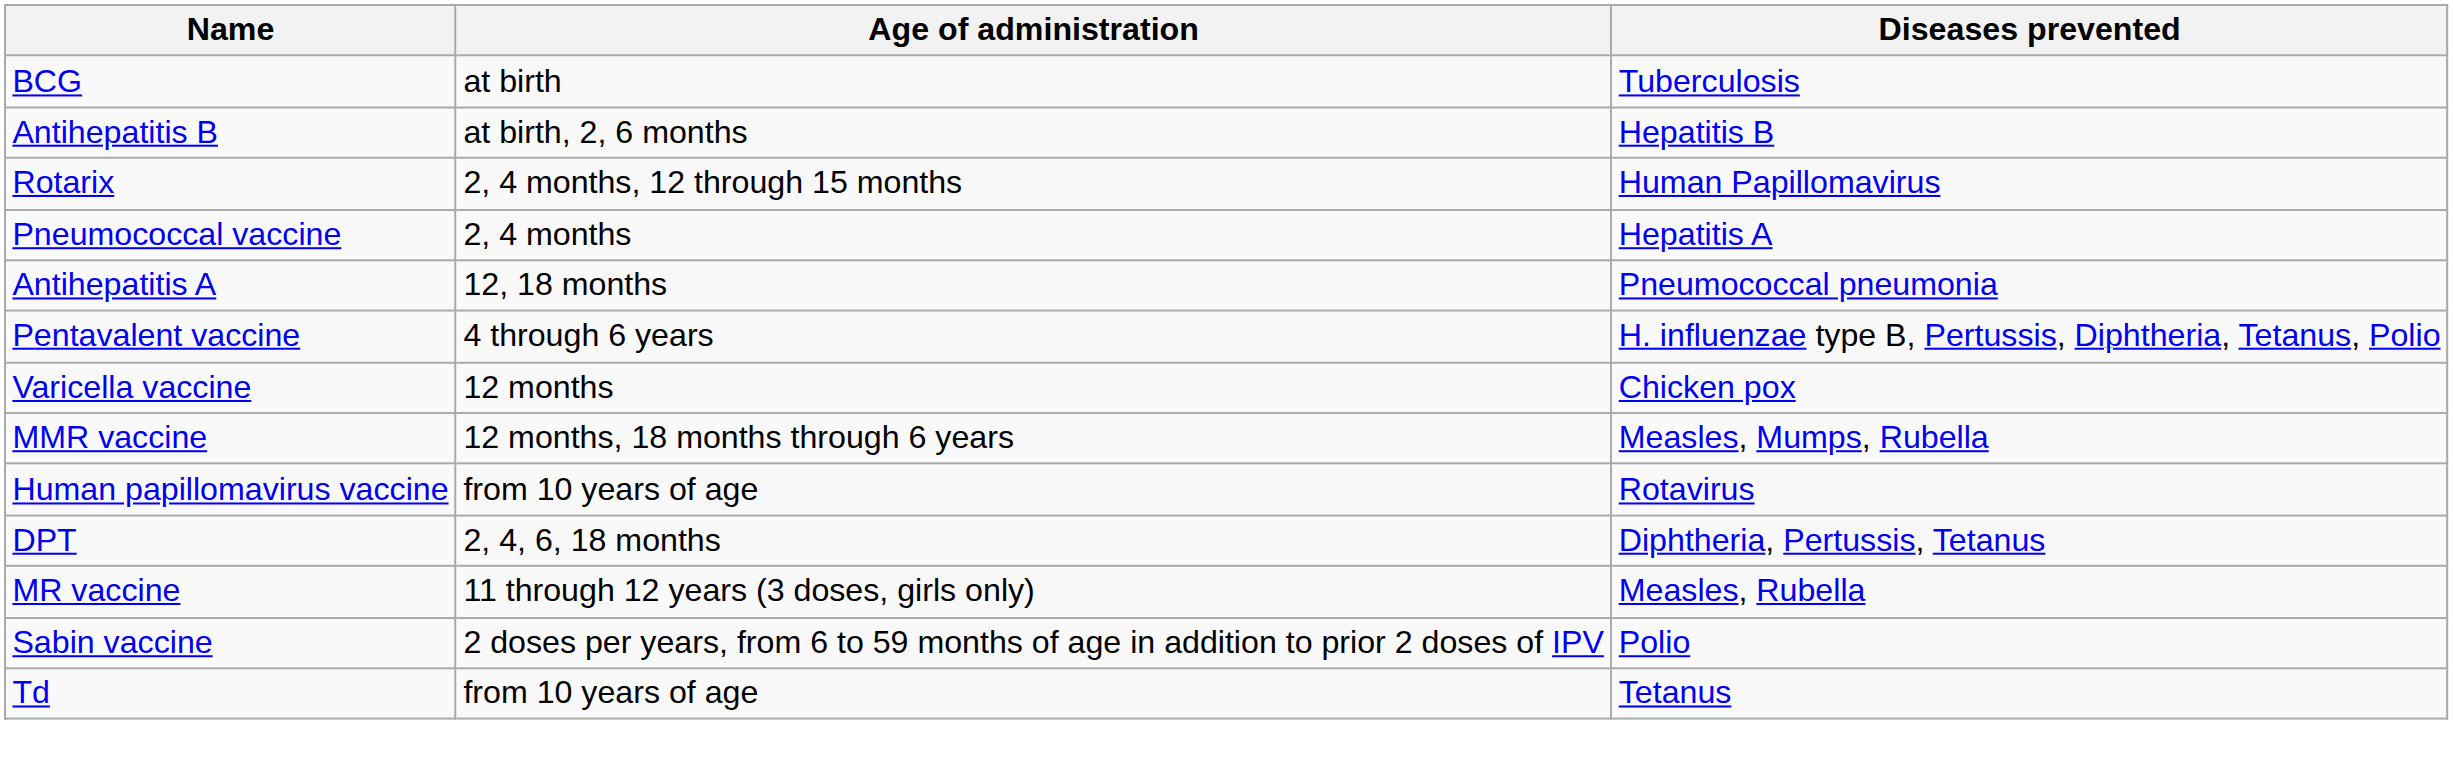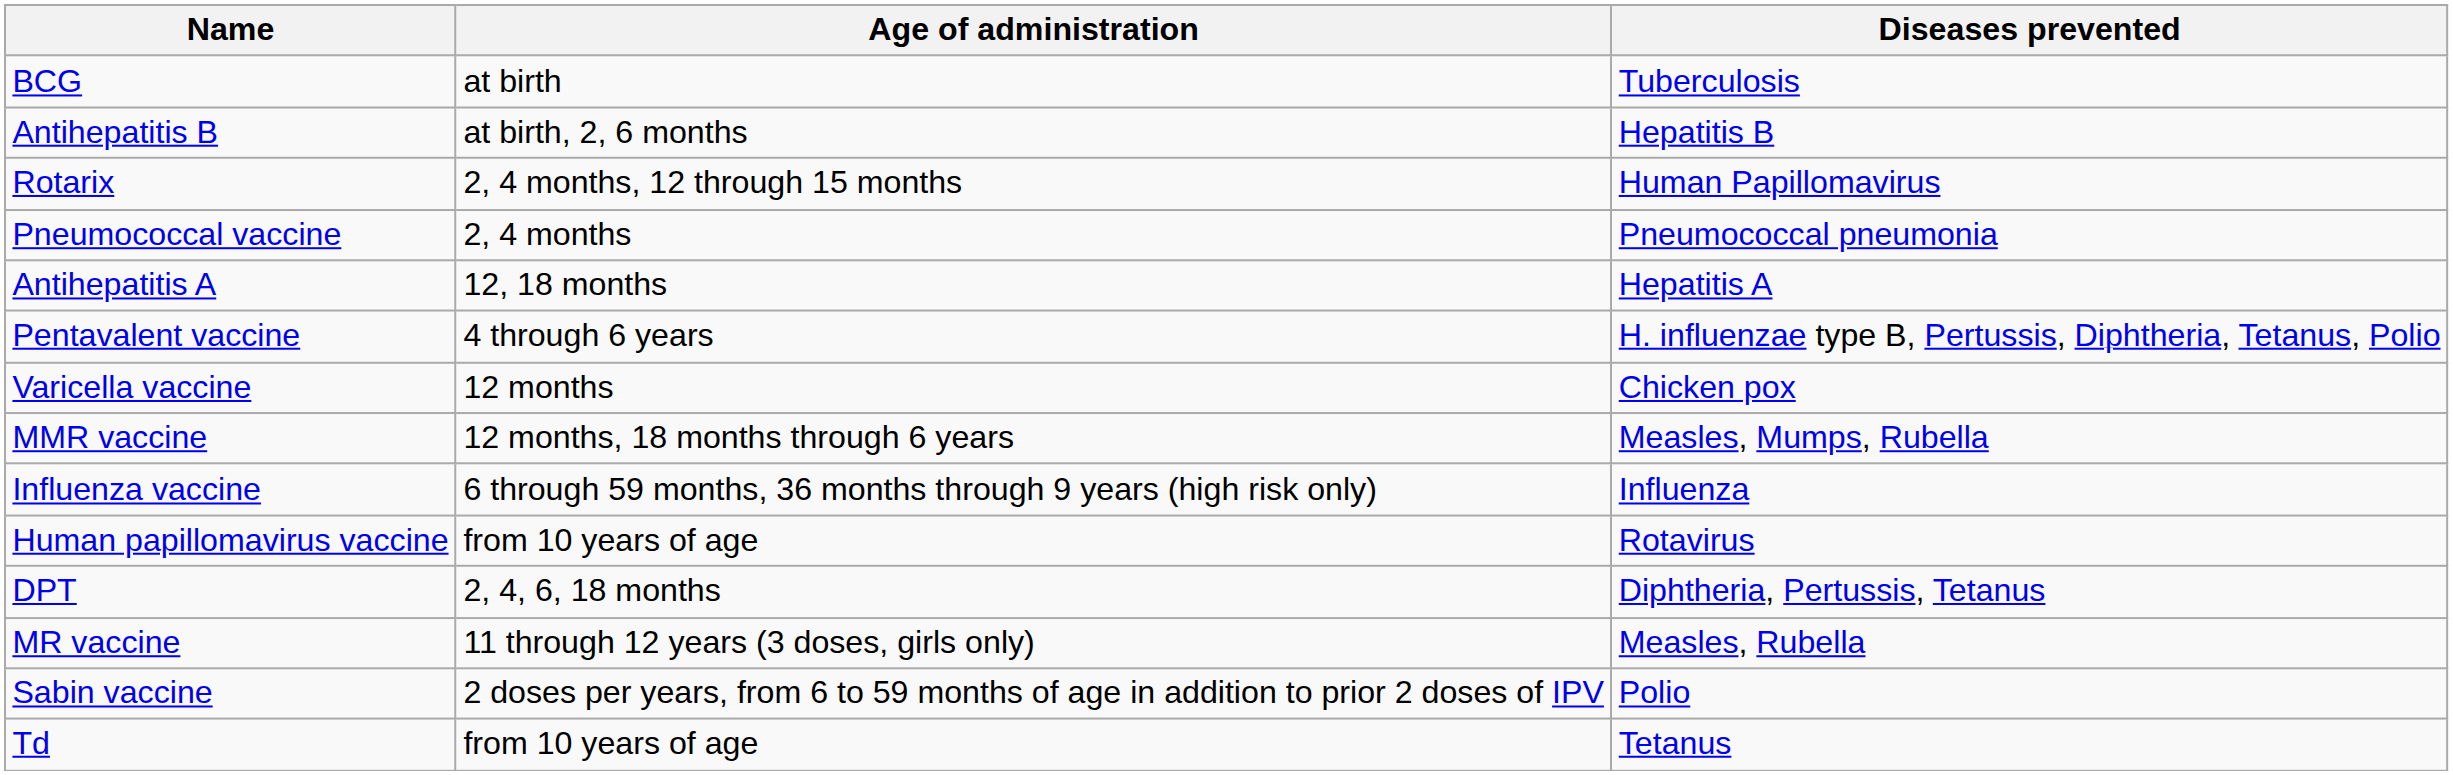(1696, 234) Hepatitis A -> (1808, 234) Pneumococcal pneumonia
(1808, 285) Pneumococcal pneumonia -> (1696, 285) Hepatitis A
+ row: (137, 489)
